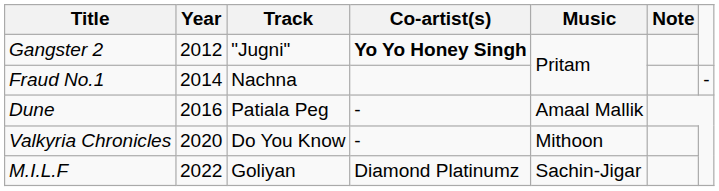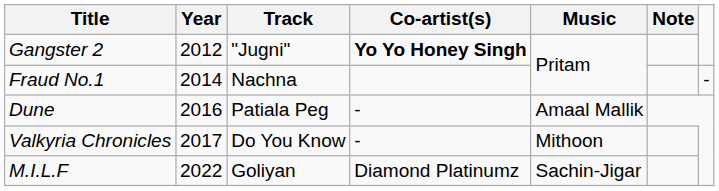(201, 140) 2020 -> (201, 140) 2017
